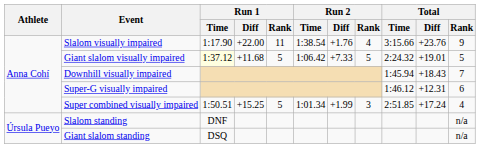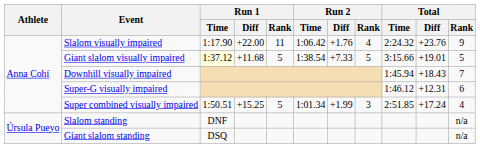(311, 43) 1:38.54 -> (311, 43) 1:06.42
(399, 43) 3:15.66 -> (399, 43) 2:24.32
(311, 58) 1:06.42 -> (311, 58) 1:38.54
(399, 58) 2:24.32 -> (399, 58) 3:15.66
